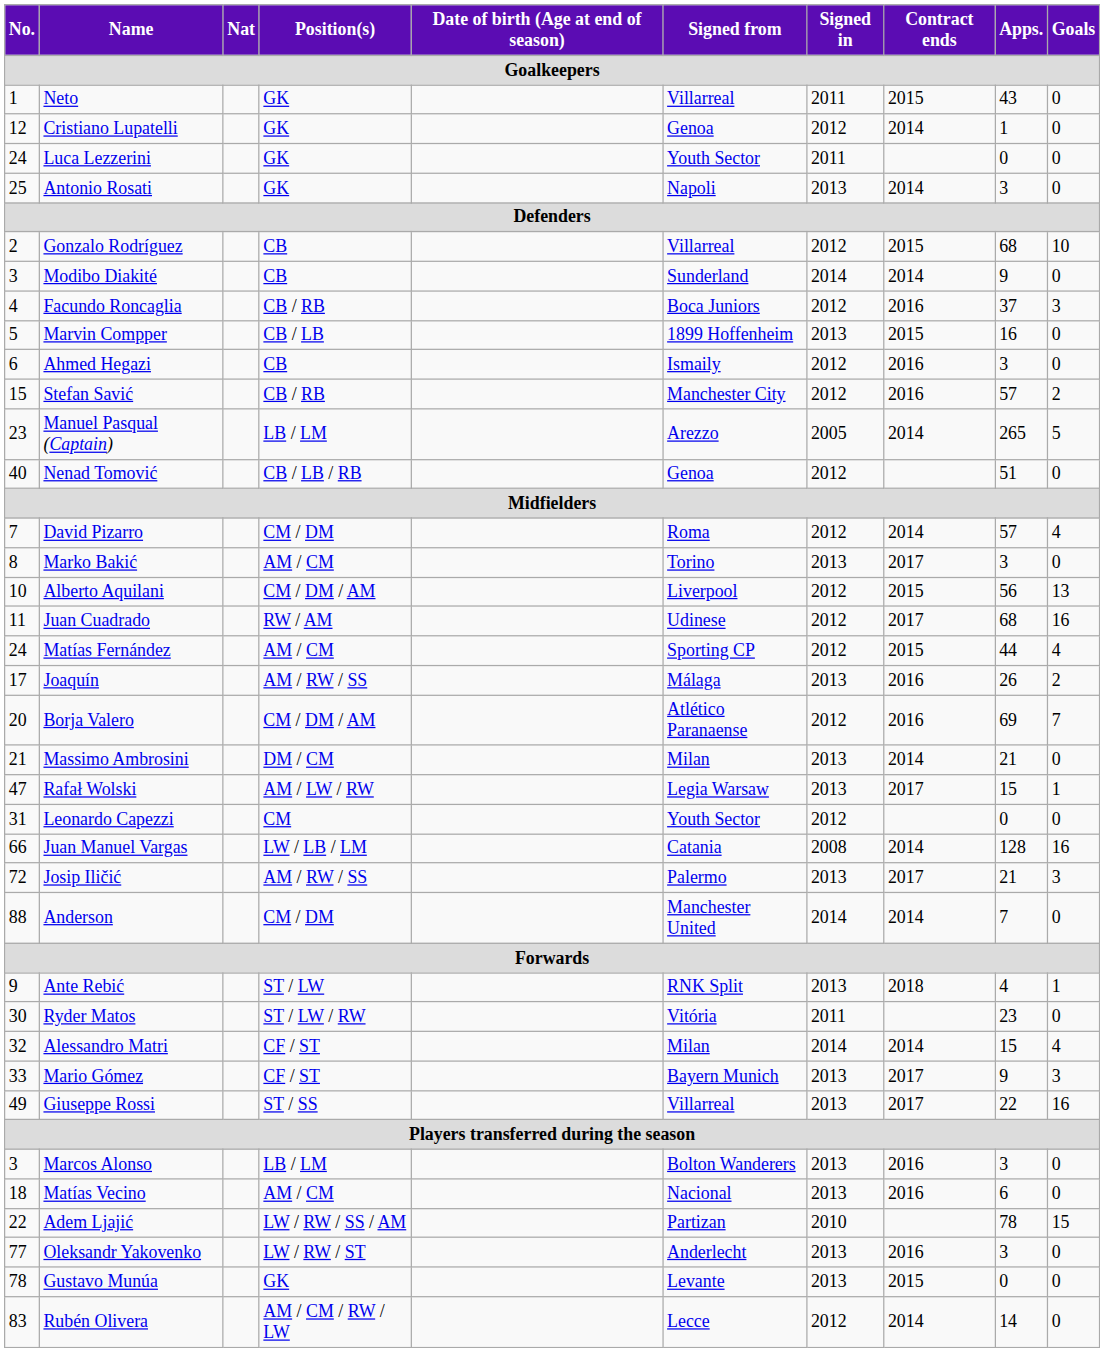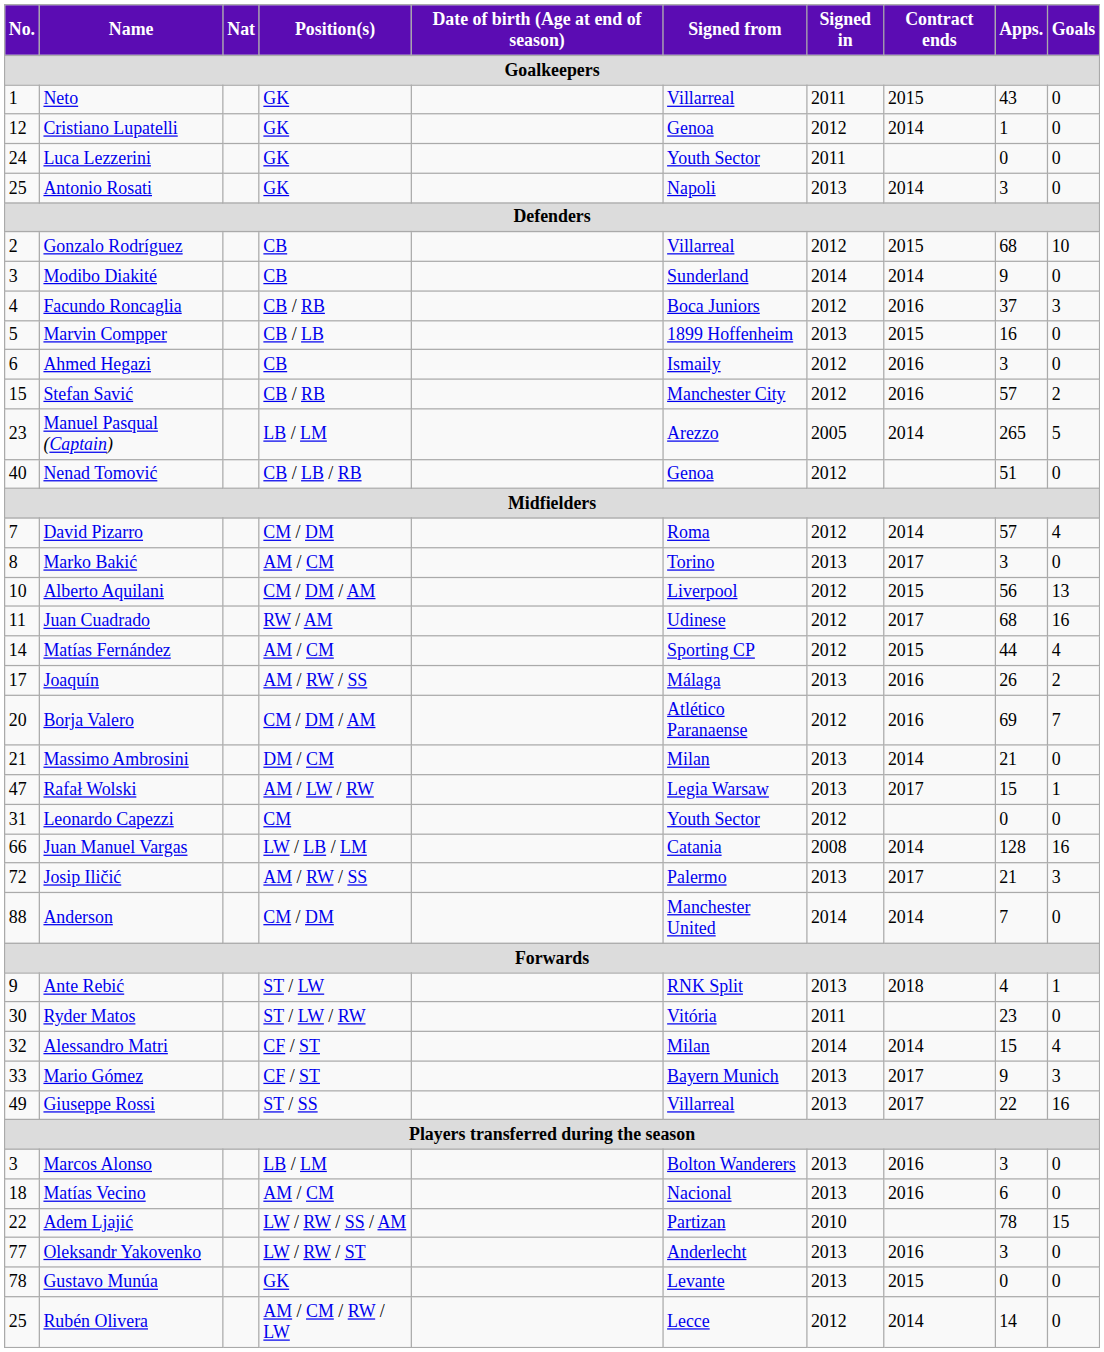(18, 650) 24 -> (18, 650) 14
(18, 1321) 83 -> (18, 1321) 25
